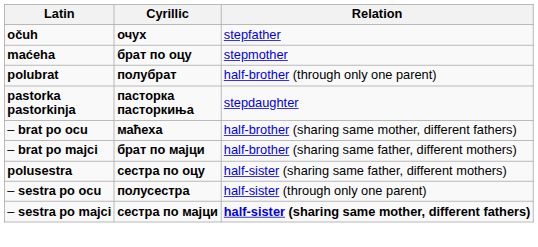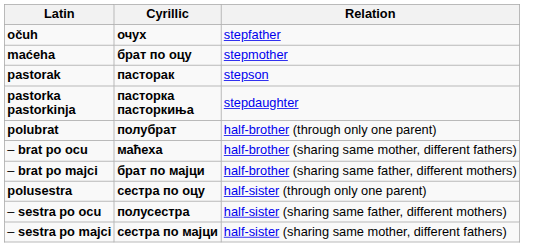+ row: (34, 75)
rows swapped: (41, 103) <-> (33, 75)
(365, 171) half-sister (sharing same father, different mothers) -> (325, 191) half-sister (through only one parent)
(325, 191) half-sister (through only one parent) -> (365, 211) half-sister (sharing same father, different mothers)
(377, 211) bold -> (365, 232) normal
